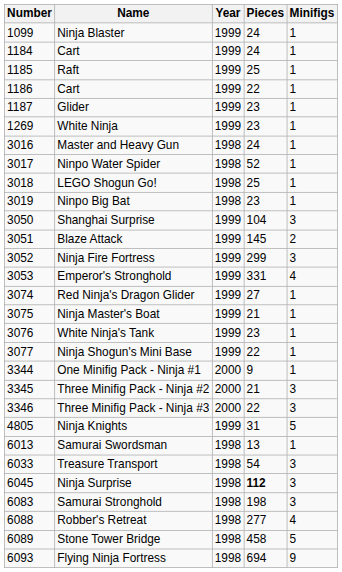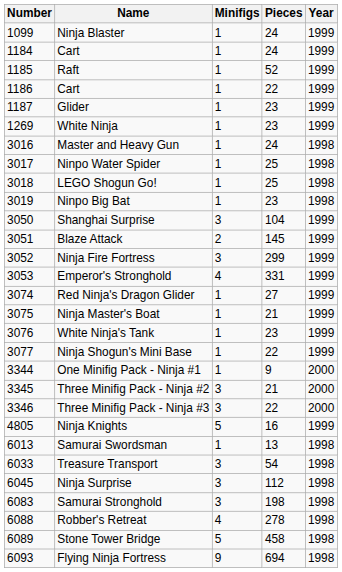columns swapped: (228, 13) <-> (312, 13)
(253, 70) 25 -> (272, 70) 52
(253, 164) 52 -> (272, 164) 25
(253, 426) 31 -> (272, 426) 16
(256, 483) bold -> (274, 483) normal
(256, 520) 277 -> (275, 520) 278
